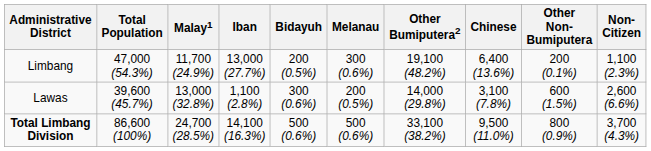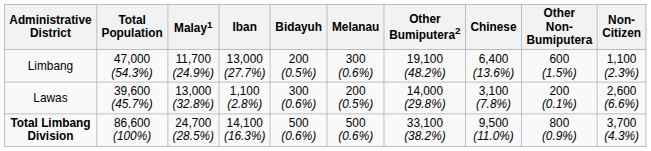(559, 65) 200 (0.1%) -> (559, 65) 600 (1.5%)
(559, 98) 600 (1.5%) -> (559, 98) 200 (0.1%)
